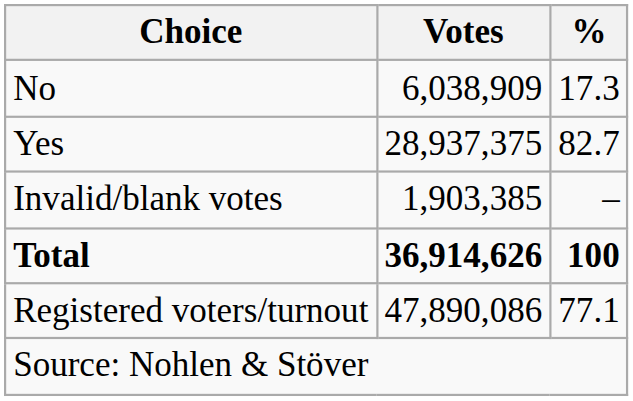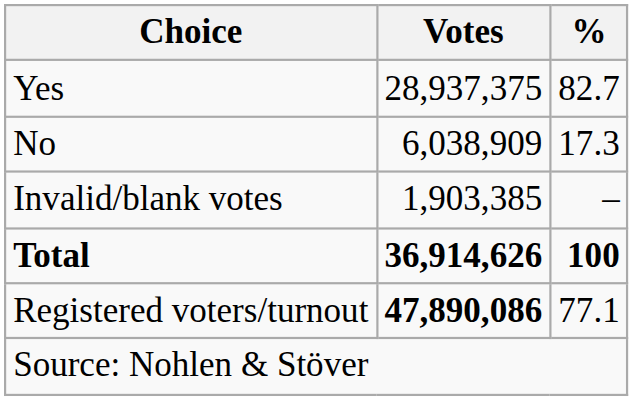rows swapped: (39, 143) <-> (35, 87)
(463, 310) normal -> (463, 310) bold
